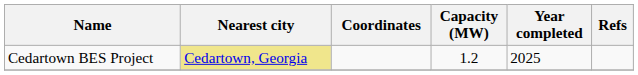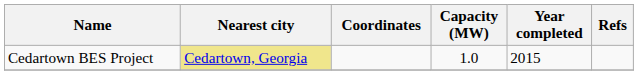(469, 57) 1.2 -> (469, 57) 1.0
(525, 57) 2025 -> (525, 57) 2015
